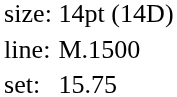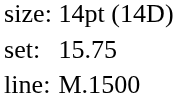rows swapped: (22, 84) <-> (27, 49)
